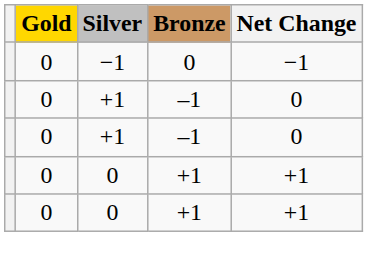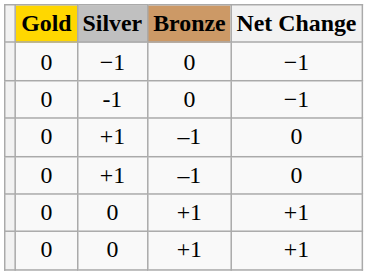+ row: (112, 99)
